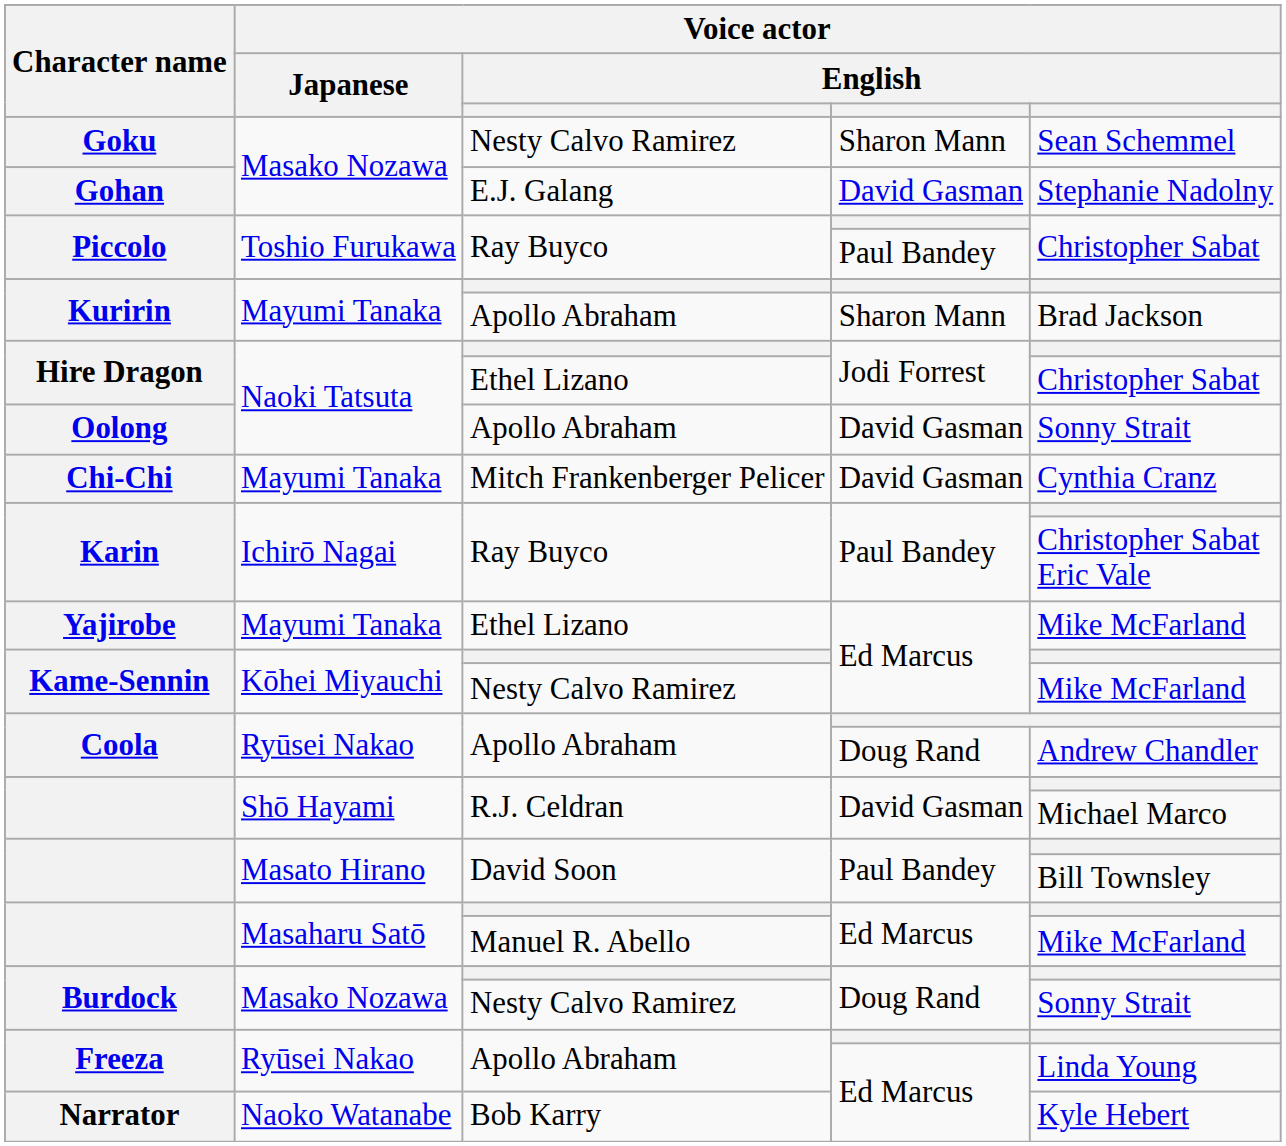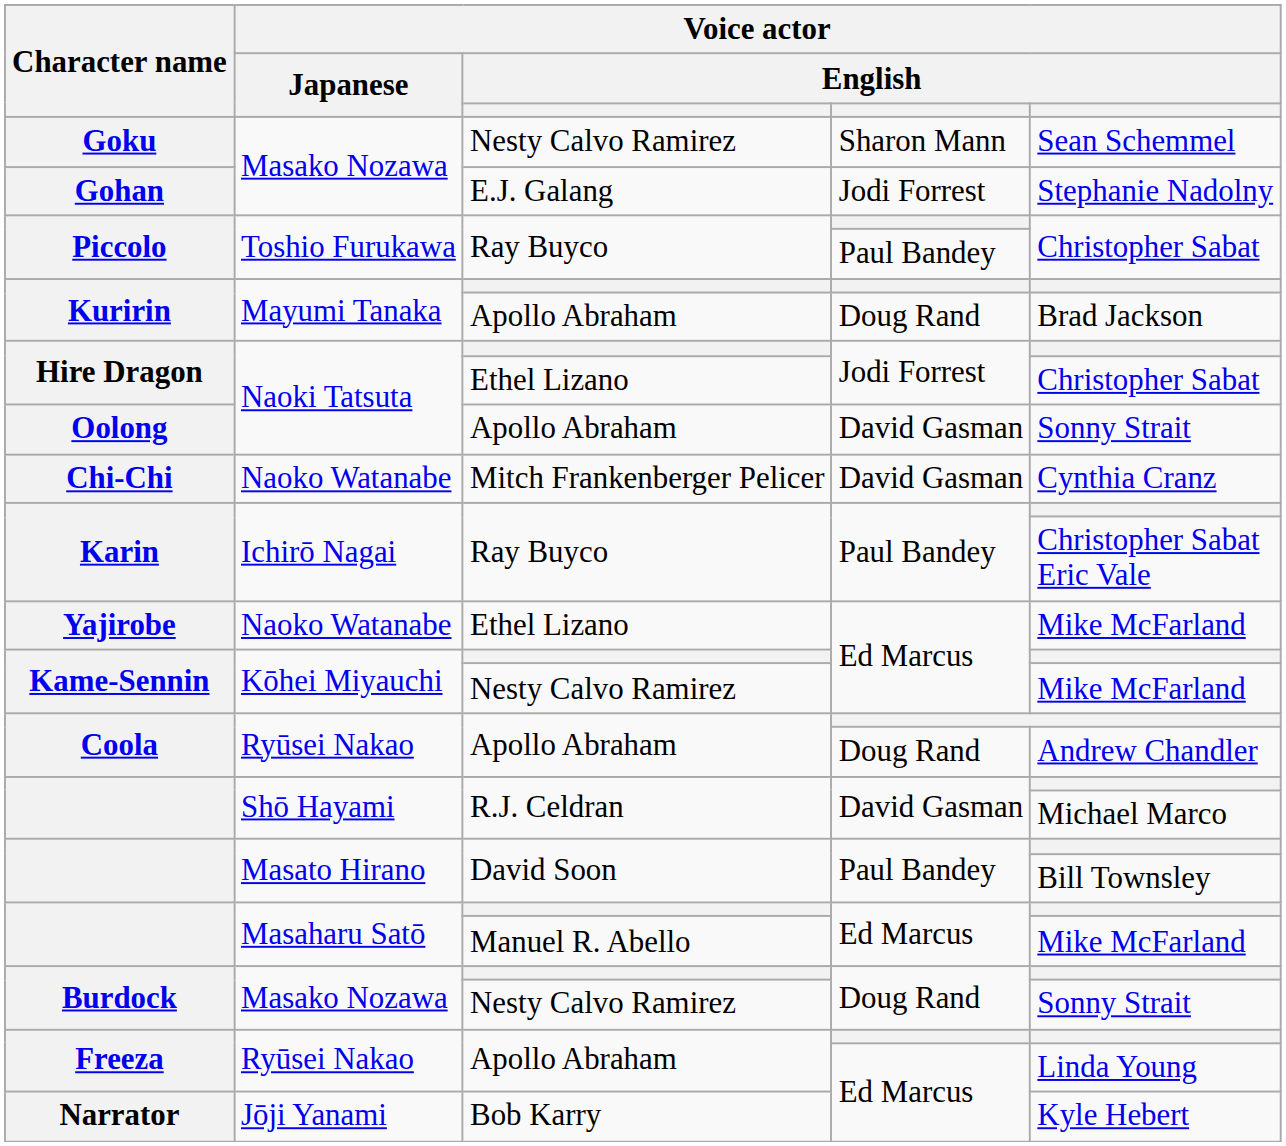(931, 190) David Gasman -> (912, 190) Jodi Forrest
(922, 316) Sharon Mann -> (909, 316) Doug Rand
(341, 477) Mayumi Tanaka -> (346, 477) Naoko Watanabe
(341, 624) Mayumi Tanaka -> (346, 624) Naoko Watanabe
(346, 1116) Naoko Watanabe -> (314, 1116) Jōji Yanami
